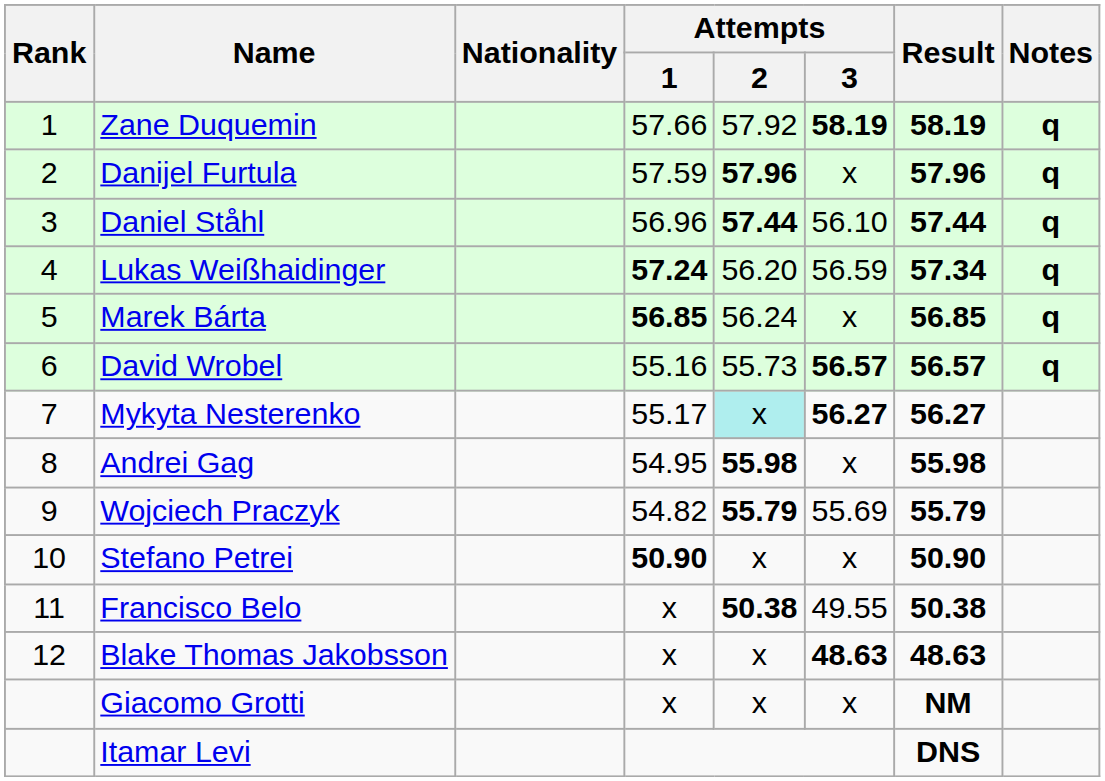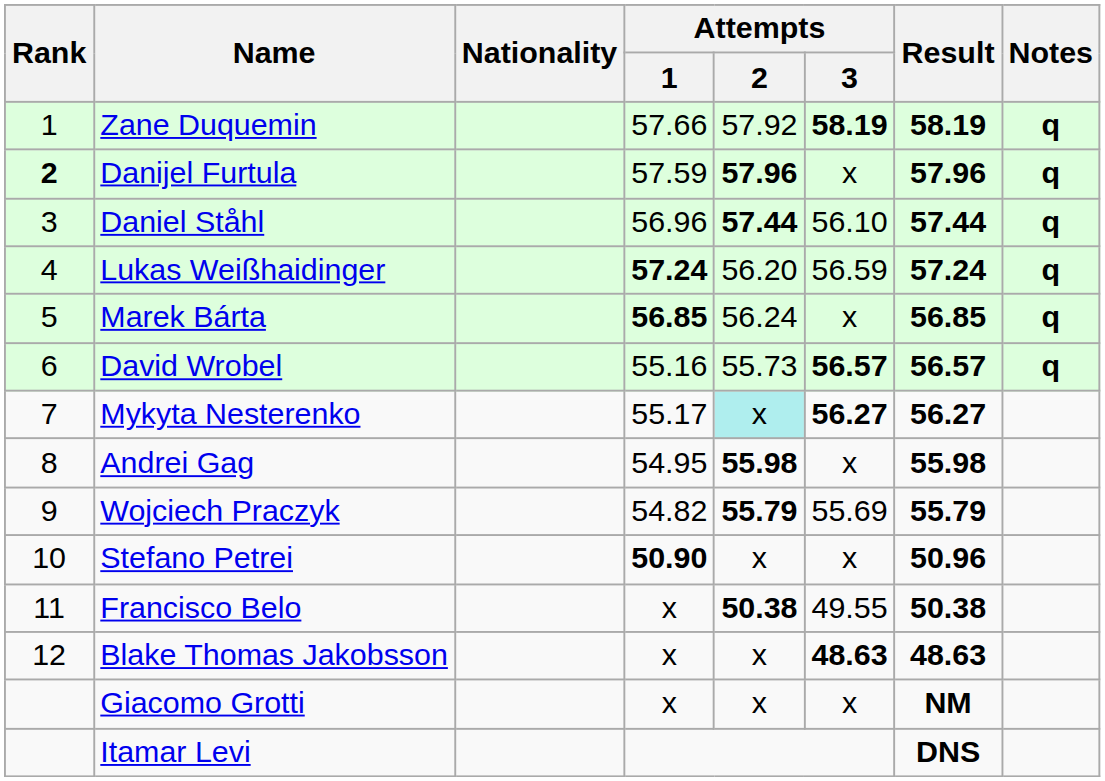(49, 173) normal -> (49, 173) bold
(948, 269) 57.34 -> (948, 269) 57.24
(948, 558) 50.90 -> (948, 558) 50.96
